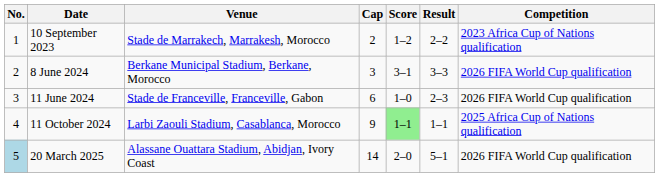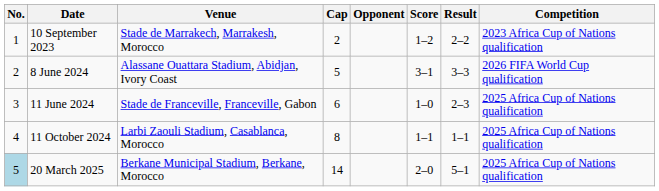+ column: (379, 14)
(219, 72) Berkane Municipal Stadium, Berkane, Morocco -> (209, 72) Alassane Ouattara Stadium, Abidjan, Ivory Coast
(372, 72) 3 -> (337, 72) 5
(546, 98) 2026 FIFA World Cup qualification -> (549, 104) 2025 Africa Cup of Nations qualification
(372, 123) 9 -> (337, 137) 8
(403, 123) lightgreen background -> (424, 137) no background
(231, 156) Alassane Ouattara Stadium, Abidjan, Ivory Coast -> (213, 169) Berkane Municipal Stadium, Berkane, Morocco
(546, 156) 2026 FIFA World Cup qualification -> (549, 169) 2025 Africa Cup of Nations qualification
